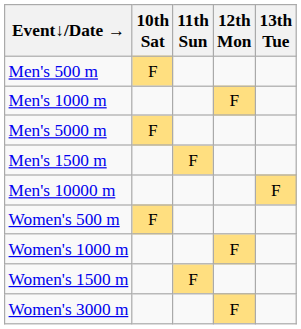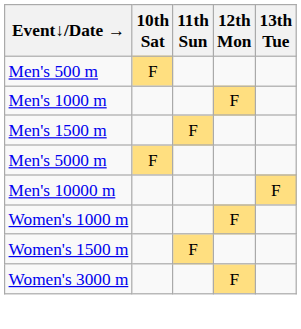rows swapped: (58, 160) <-> (58, 130)
- row: (64, 219)
